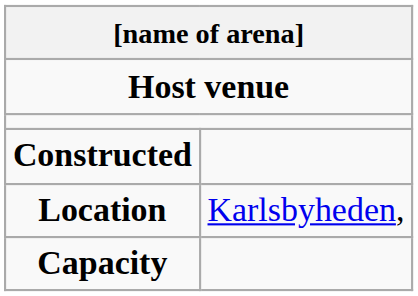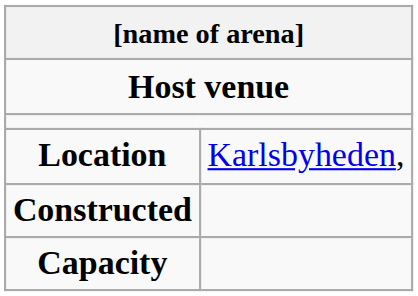rows swapped: (102, 209) <-> (102, 155)
